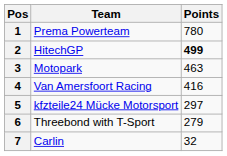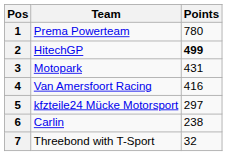(193, 68) 463 -> (193, 68) 431
(94, 122) Threebond with T-Sport -> (49, 122) Carlin
(193, 122) 279 -> (193, 122) 238
(49, 141) Carlin -> (94, 141) Threebond with T-Sport
